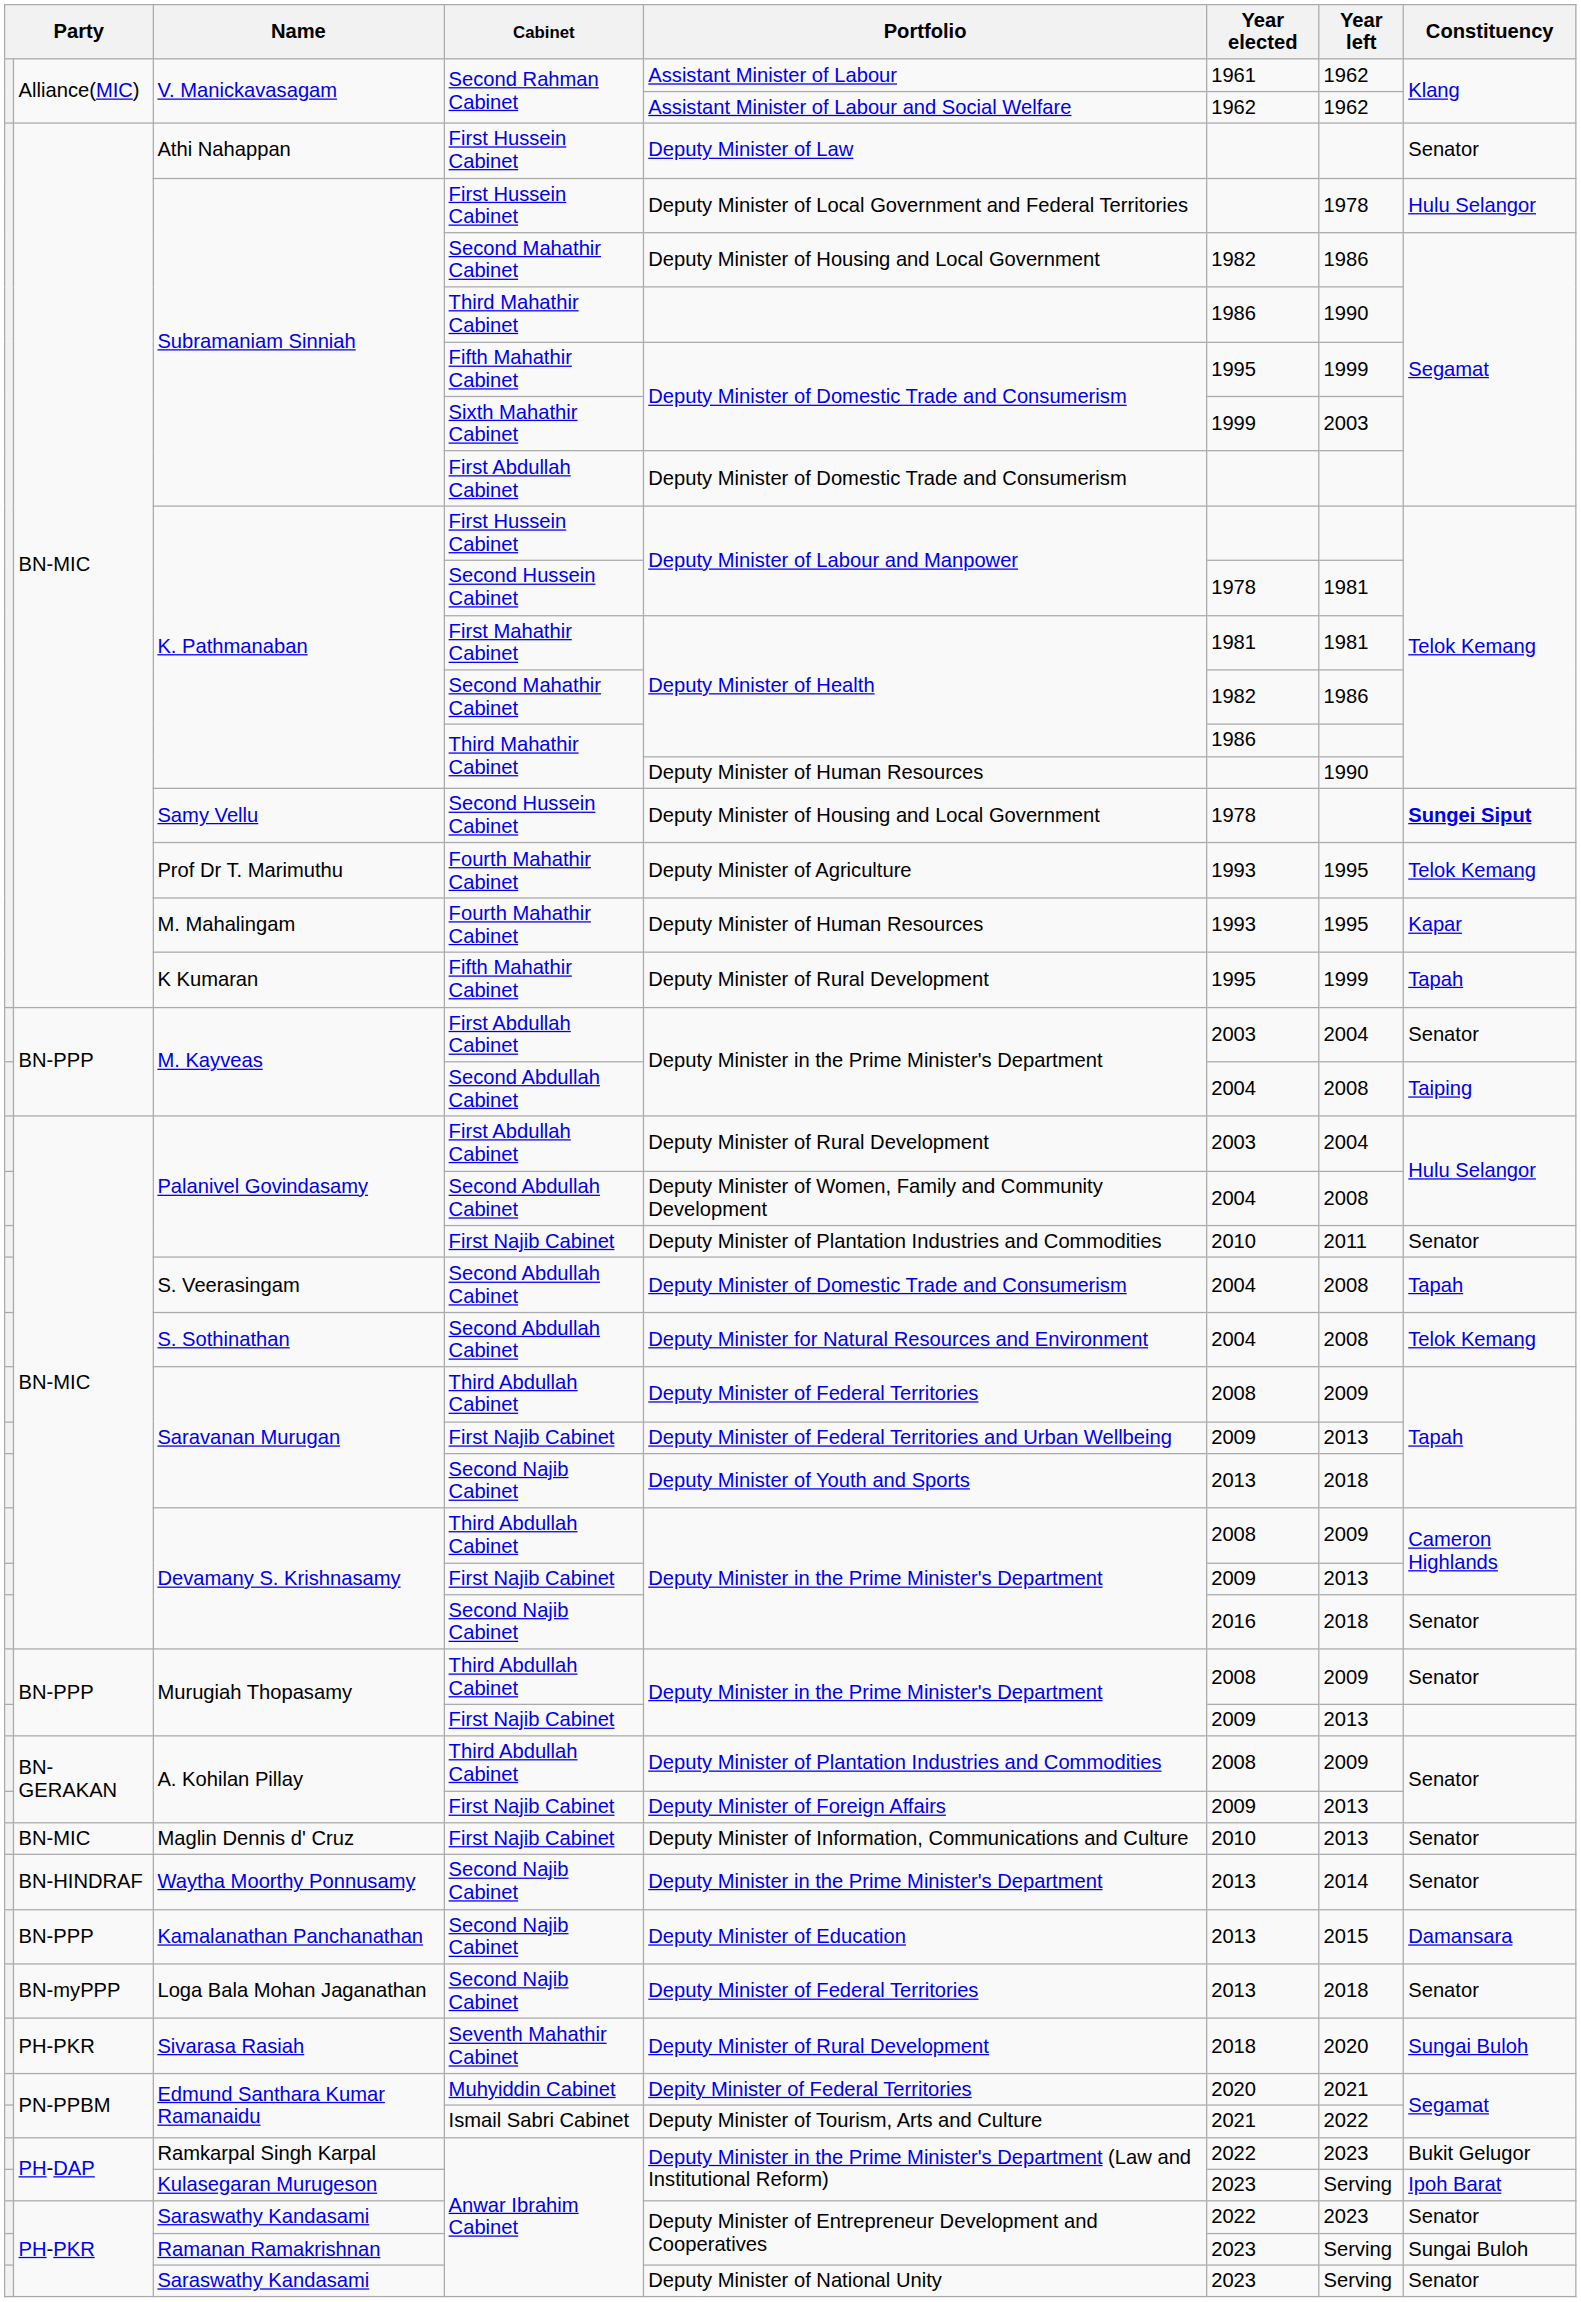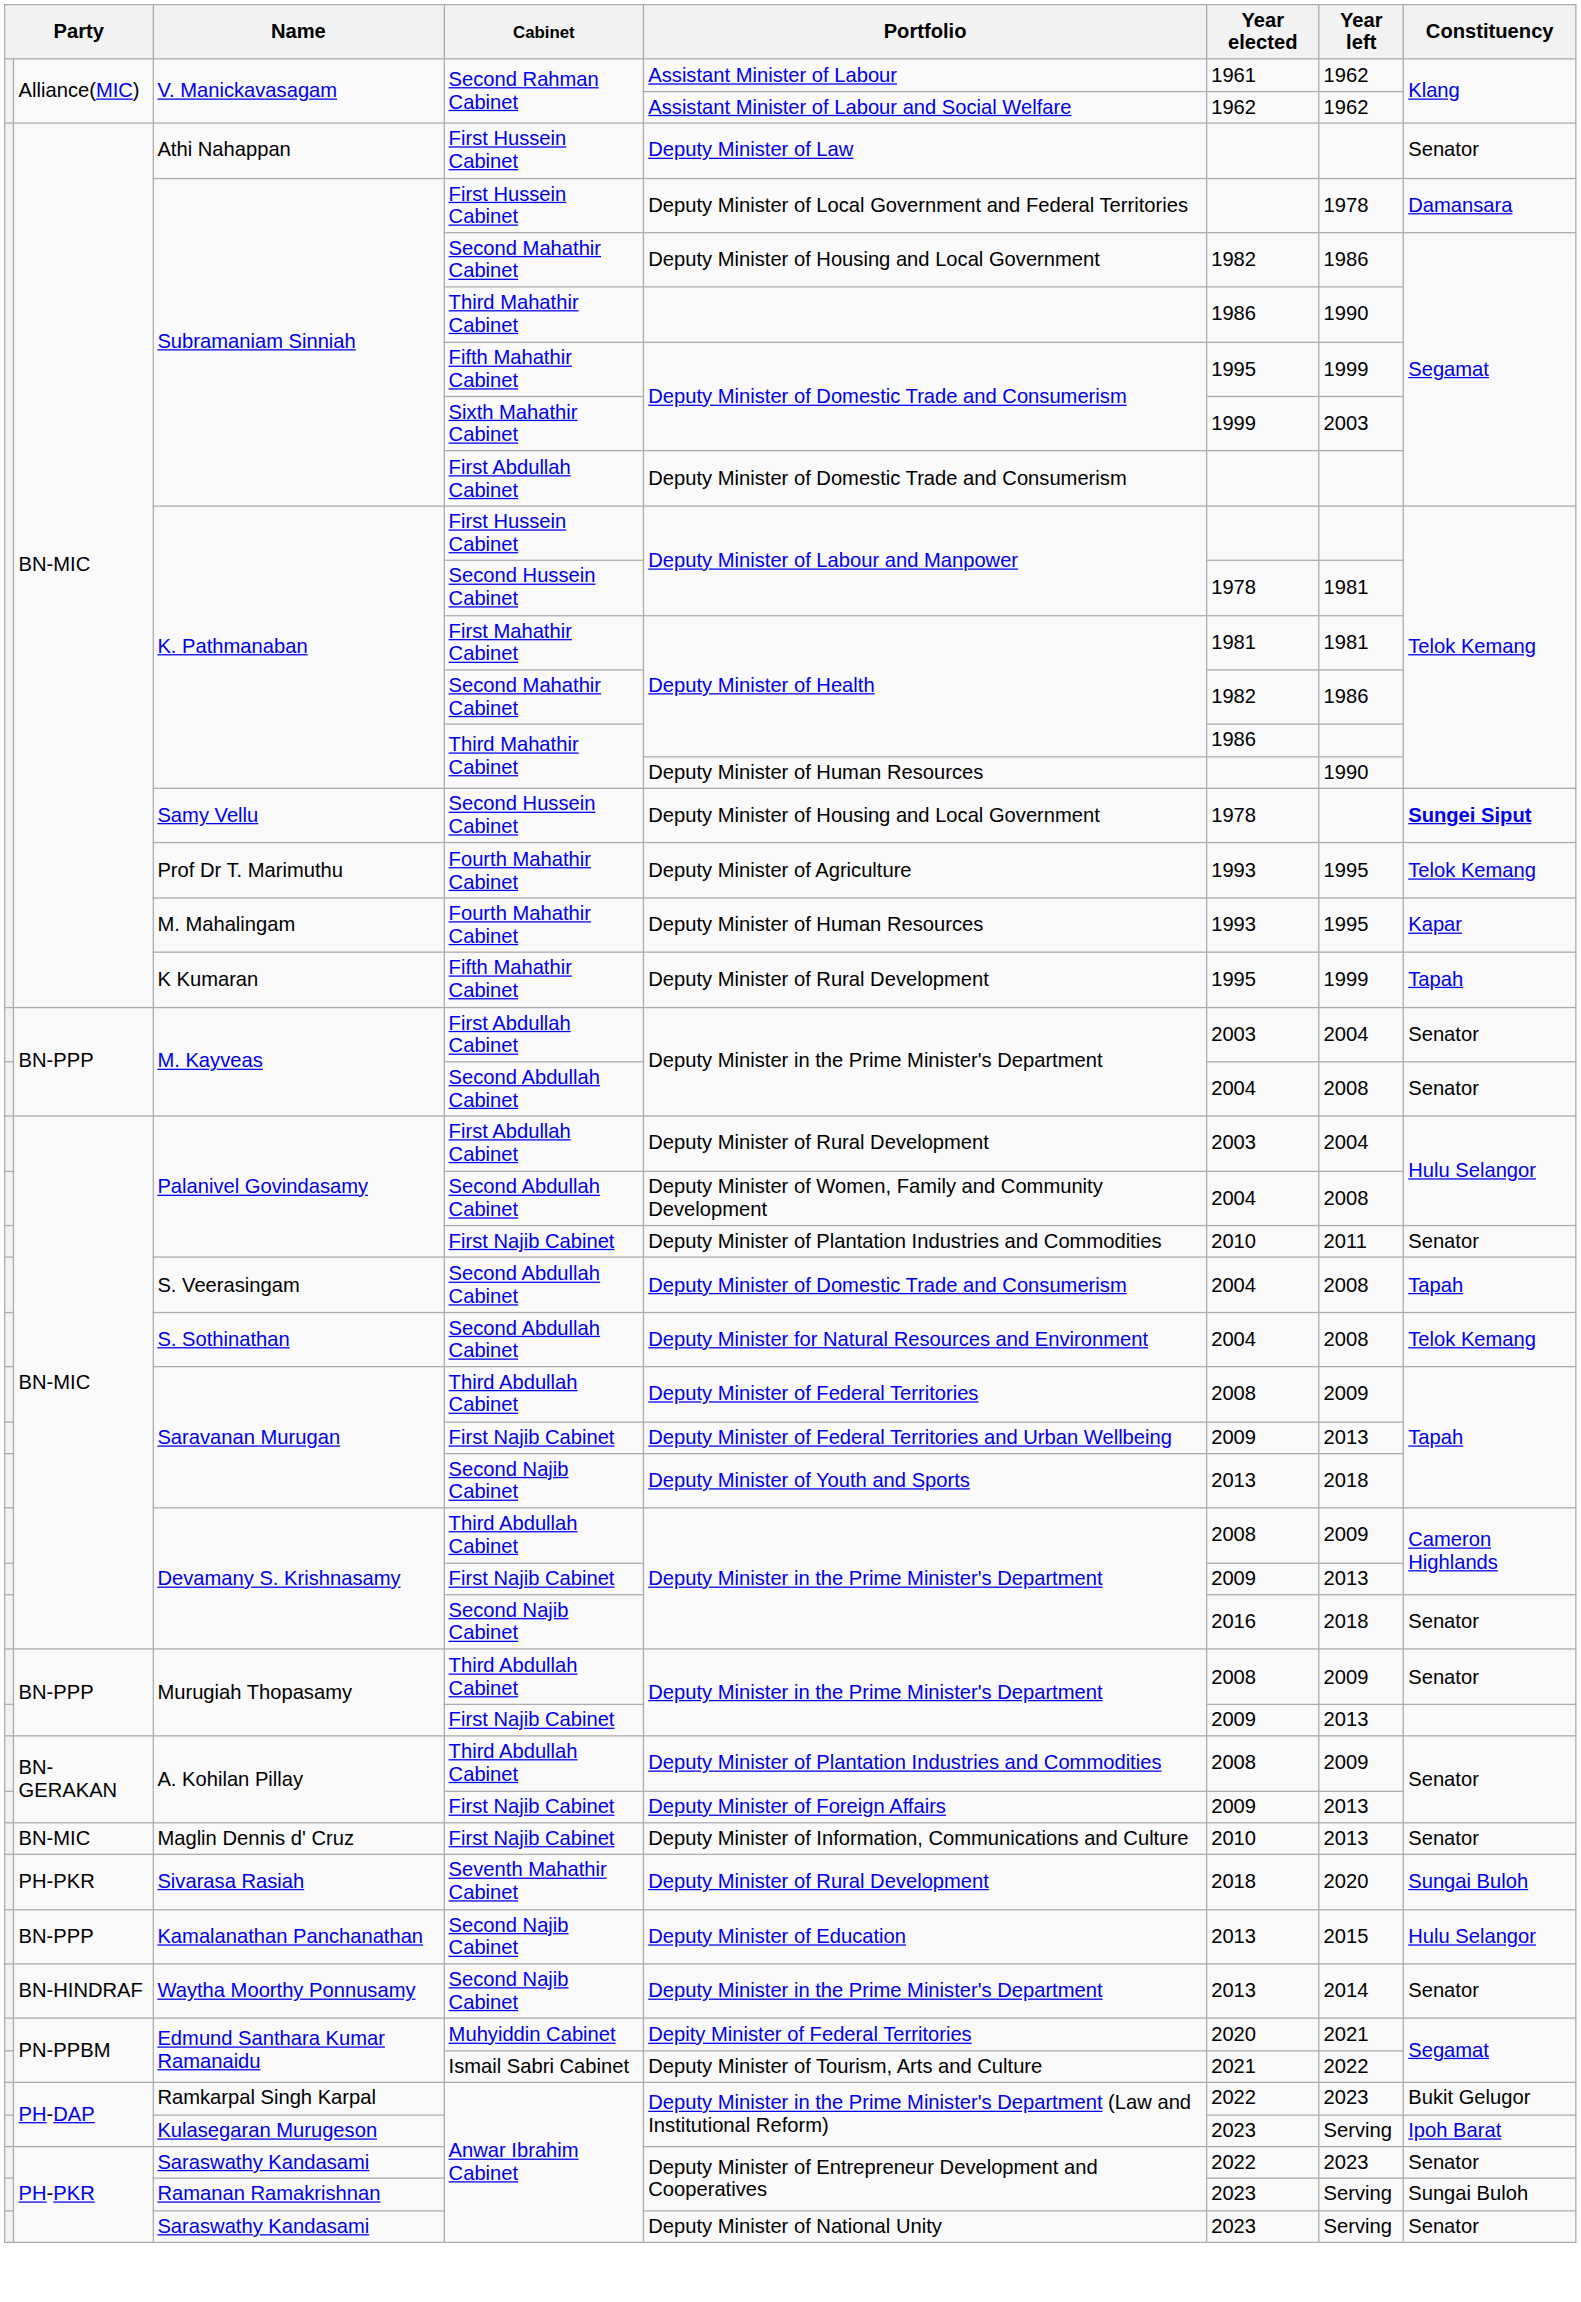(1472, 205) Hulu Selangor -> (1460, 205) Damansara
(1440, 1088) Taiping -> (1444, 1088) Senator
rows swapped: (286, 1881) <-> (231, 2045)
(1460, 1936) Damansara -> (1472, 1936) Hulu Selangor
- row: (292, 1991)
